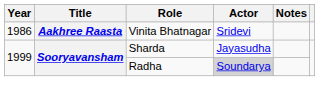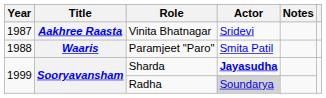(19, 31) 1986 -> (19, 31) 1987
+ row: (172, 48)
(244, 48) normal -> (249, 66) bold
